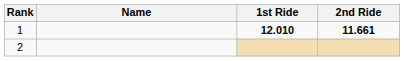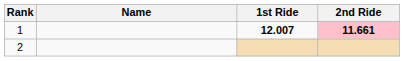(277, 30) 12.010 -> (277, 30) 12.007
(359, 30) no background -> (359, 30) pink background
